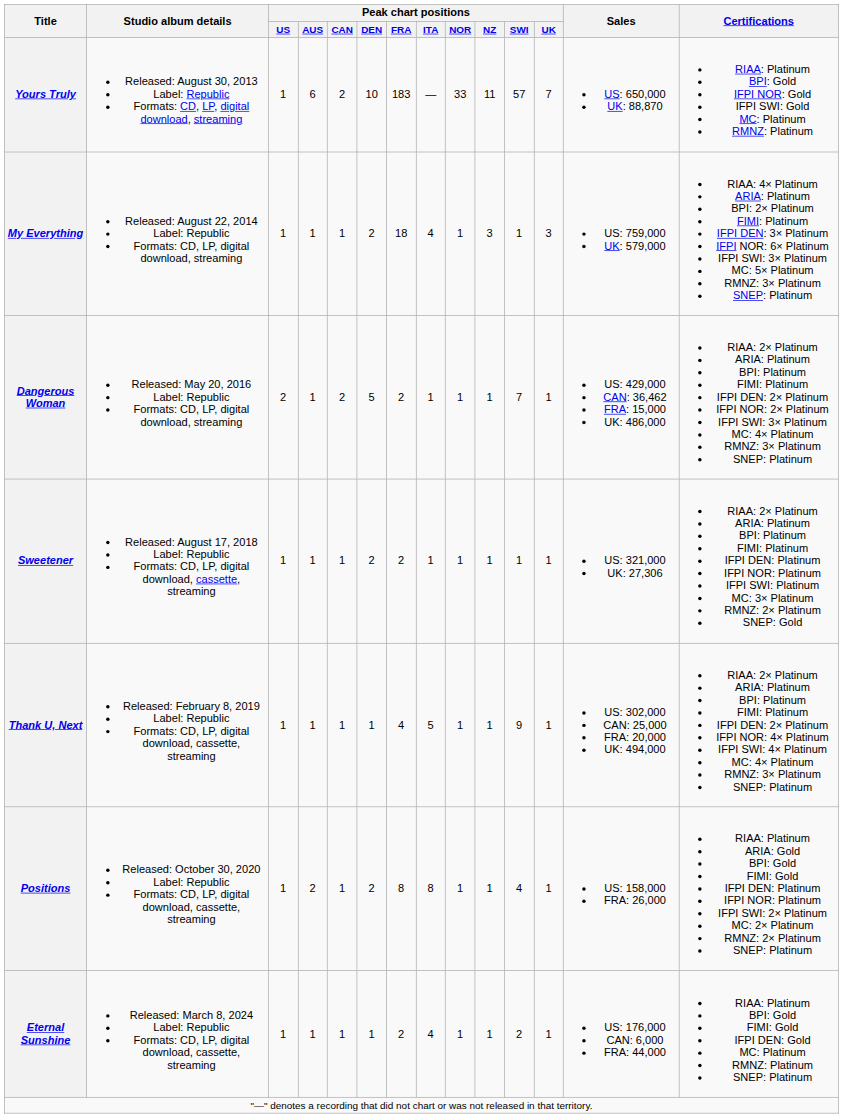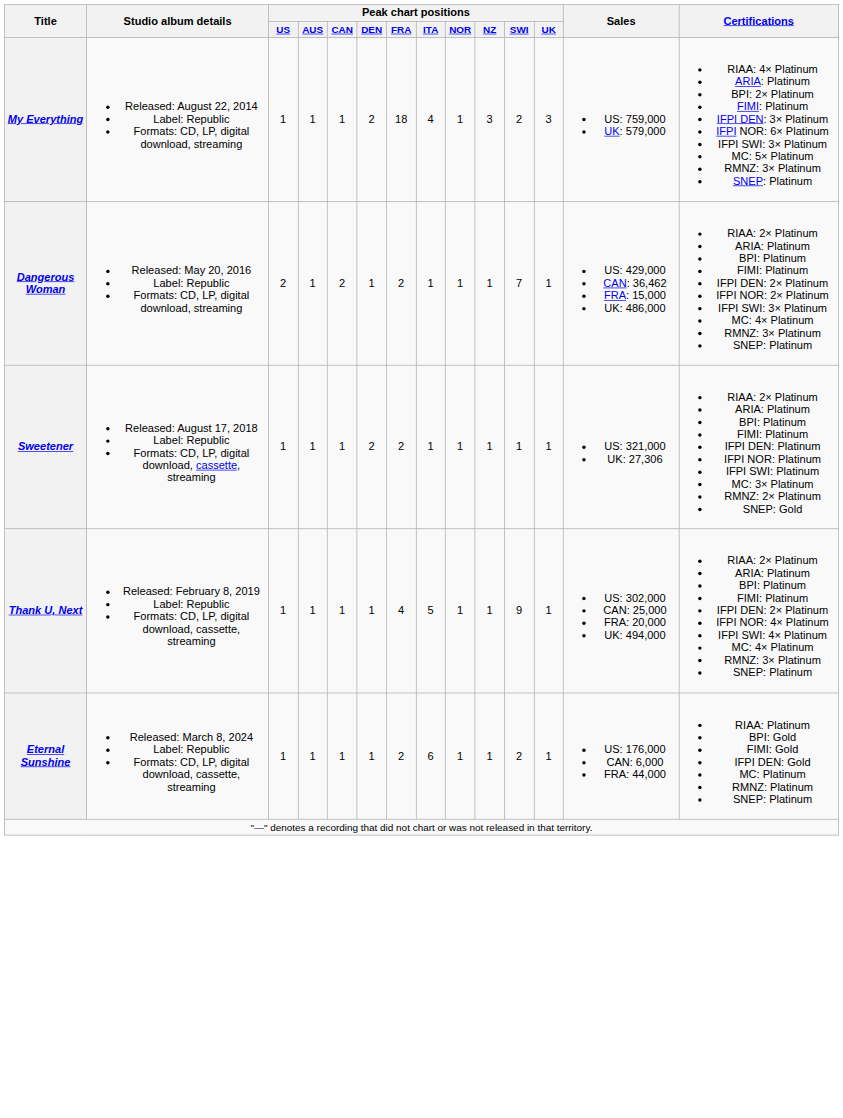- row: (46, 94)
(519, 233) 1 -> (519, 119) 2
(372, 397) 5 -> (372, 283) 1
- row: (46, 888)
(431, 1034) 4 -> (431, 756) 6
